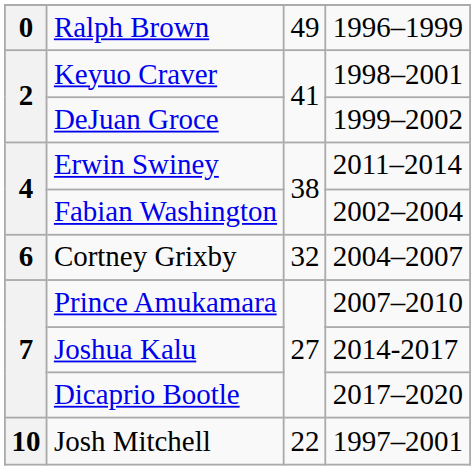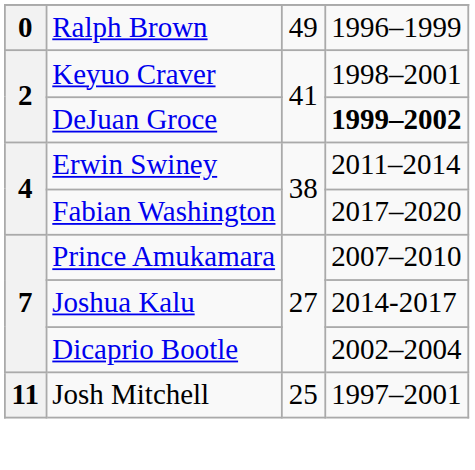(398, 119) normal -> (396, 119) bold
(398, 211) 2002–2004 -> (396, 211) 2017–2020
- row: (145, 257)
(398, 394) 2017–2020 -> (396, 348) 2002–2004
(26, 440) 10 -> (25, 394) 11
(305, 440) 22 -> (303, 394) 25
